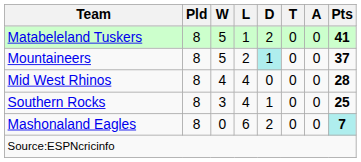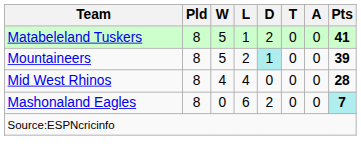(342, 59) 37 -> (342, 59) 39
- row: (57, 102)
